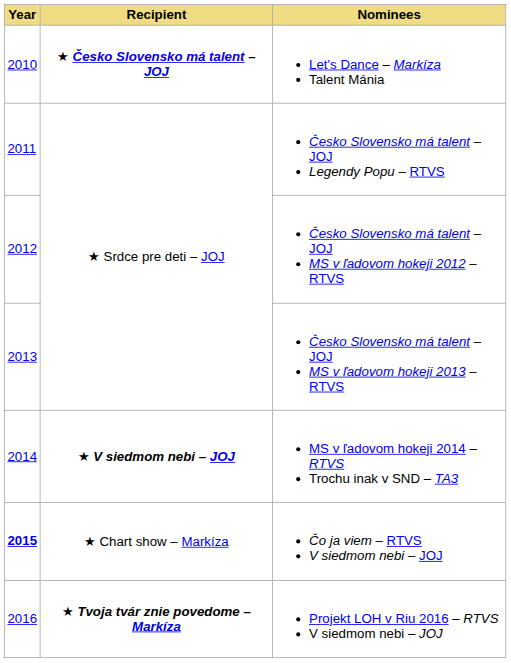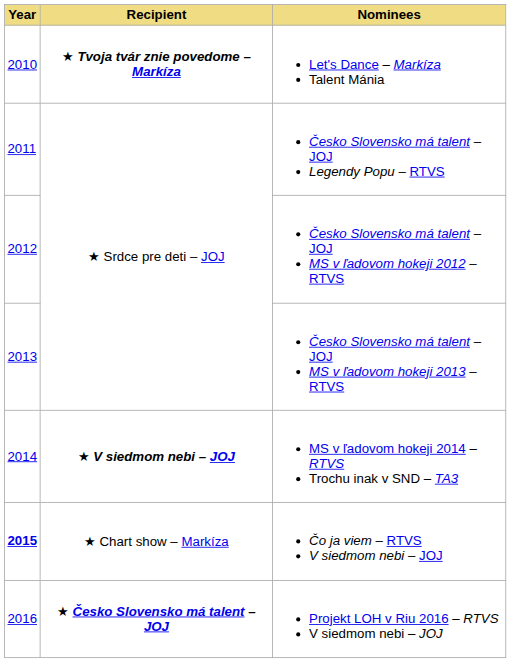(156, 64) ★ Česko Slovensko má talent – JOJ -> (156, 64) ★ Tvoja tvár znie povedome – Markíza
(156, 619) ★ Tvoja tvár znie povedome – Markíza -> (156, 619) ★ Česko Slovensko má talent – JOJ
